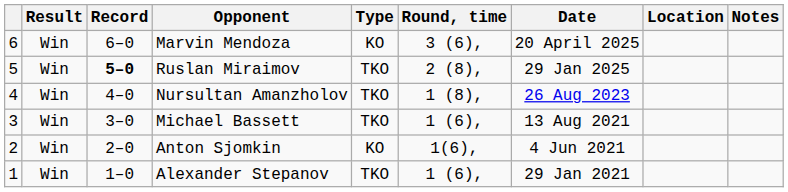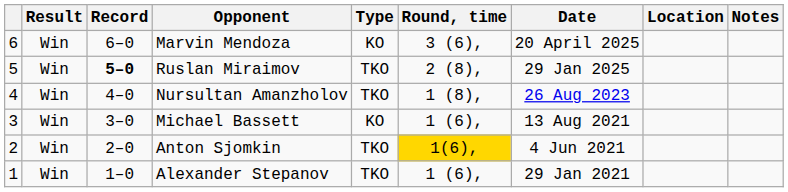(375, 122) TKO -> (375, 122) KO
(375, 148) KO -> (375, 148) TKO
(454, 148) no background -> (454, 148) gold background
